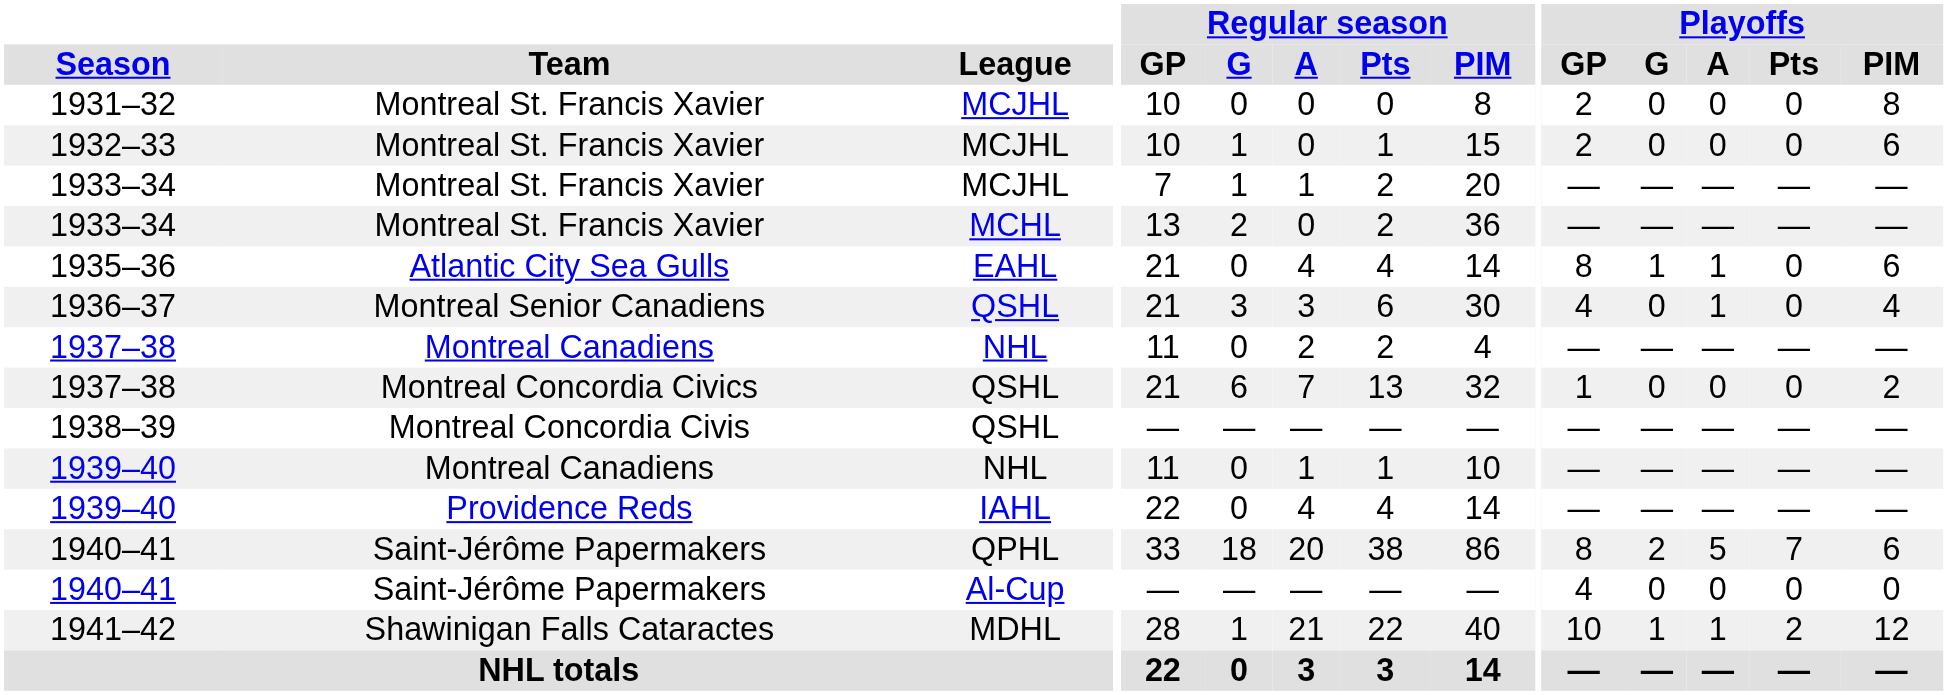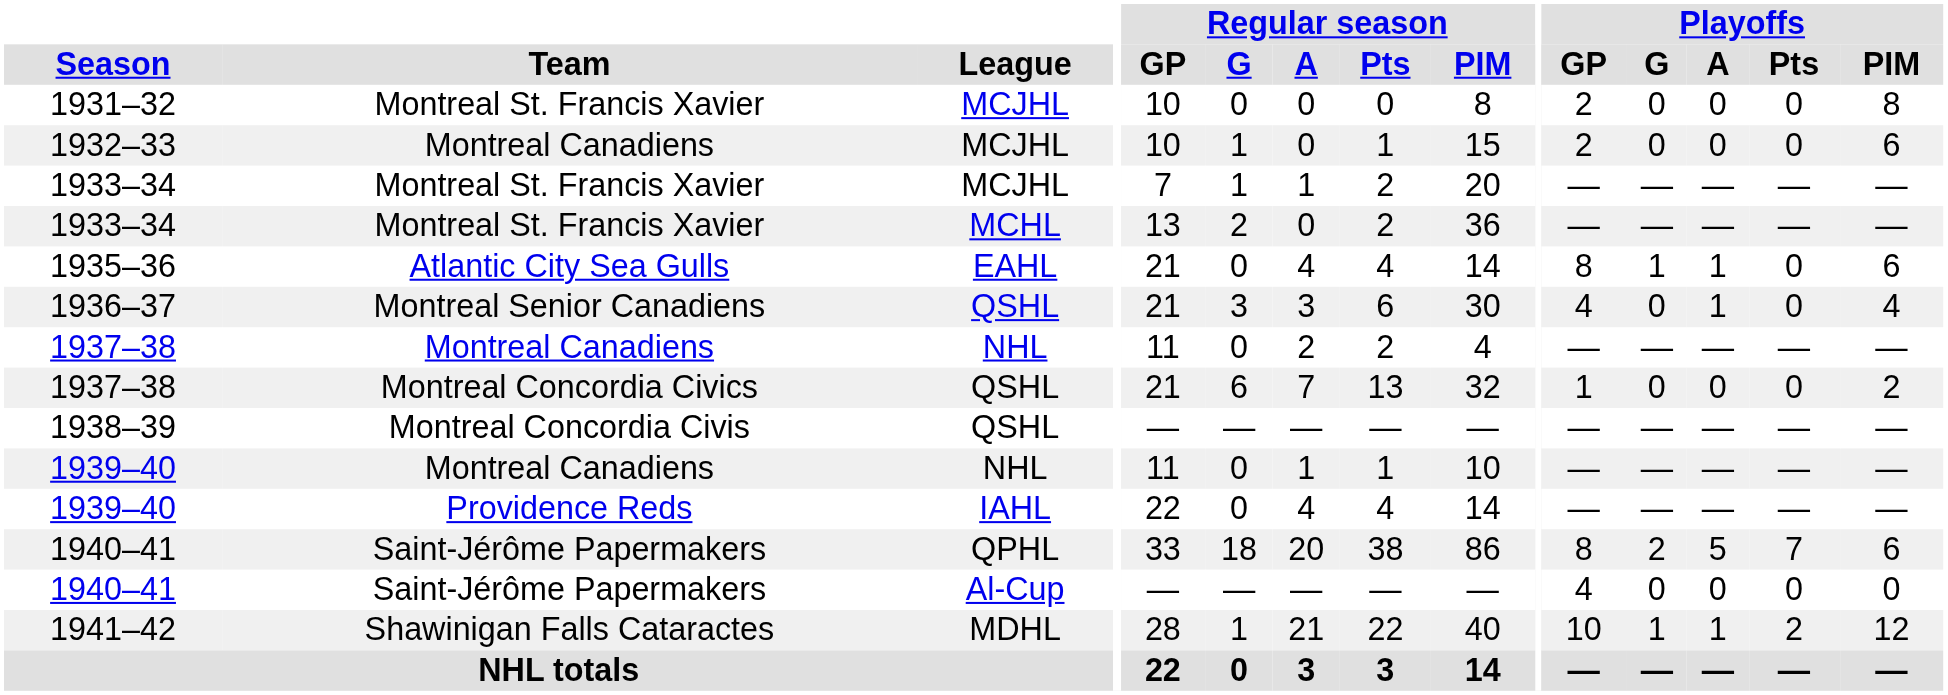(569, 144) Montreal St. Francis Xavier -> (569, 144) Montreal Canadiens
